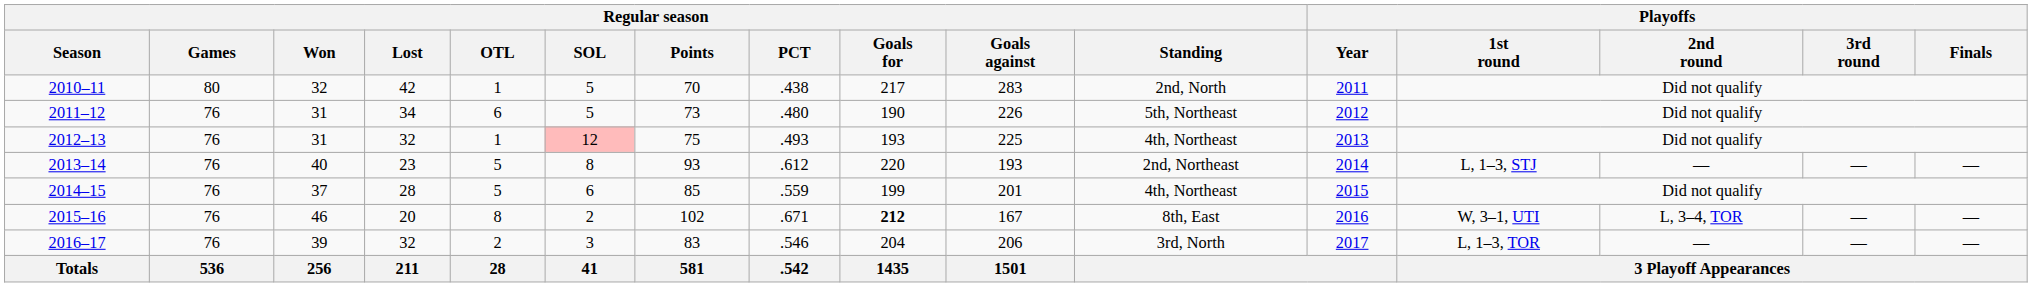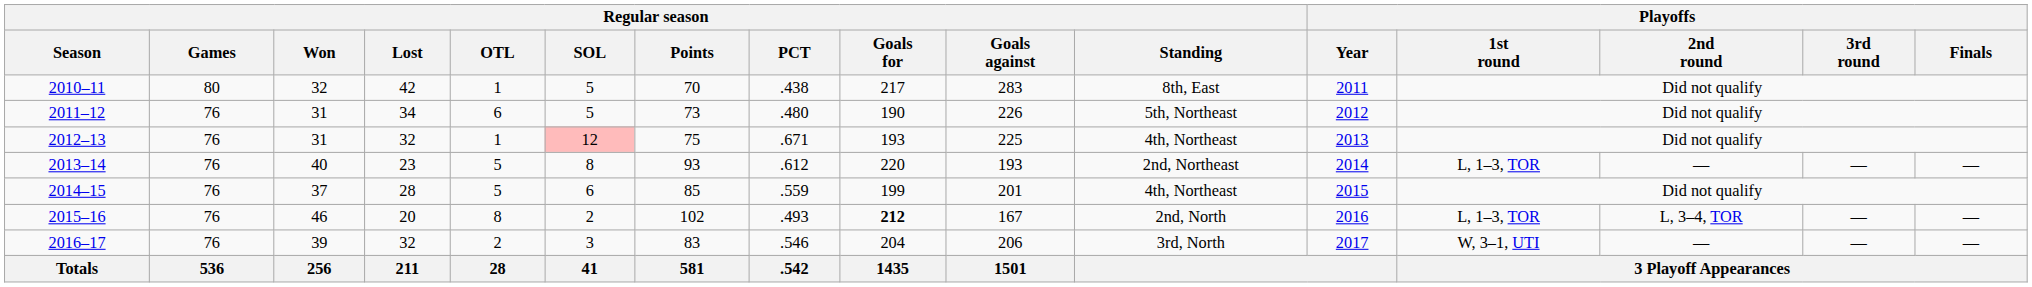(1191, 87) 2nd, North -> (1191, 87) 8th, East
(794, 139) .493 -> (794, 139) .671
(1499, 165) L, 1–3, STJ -> (1499, 165) L, 1–3, TOR
(794, 216) .671 -> (794, 216) .493
(1191, 216) 8th, East -> (1191, 216) 2nd, North
(1499, 216) W, 3–1, UTI -> (1499, 216) L, 1–3, TOR
(1499, 242) L, 1–3, TOR -> (1499, 242) W, 3–1, UTI
